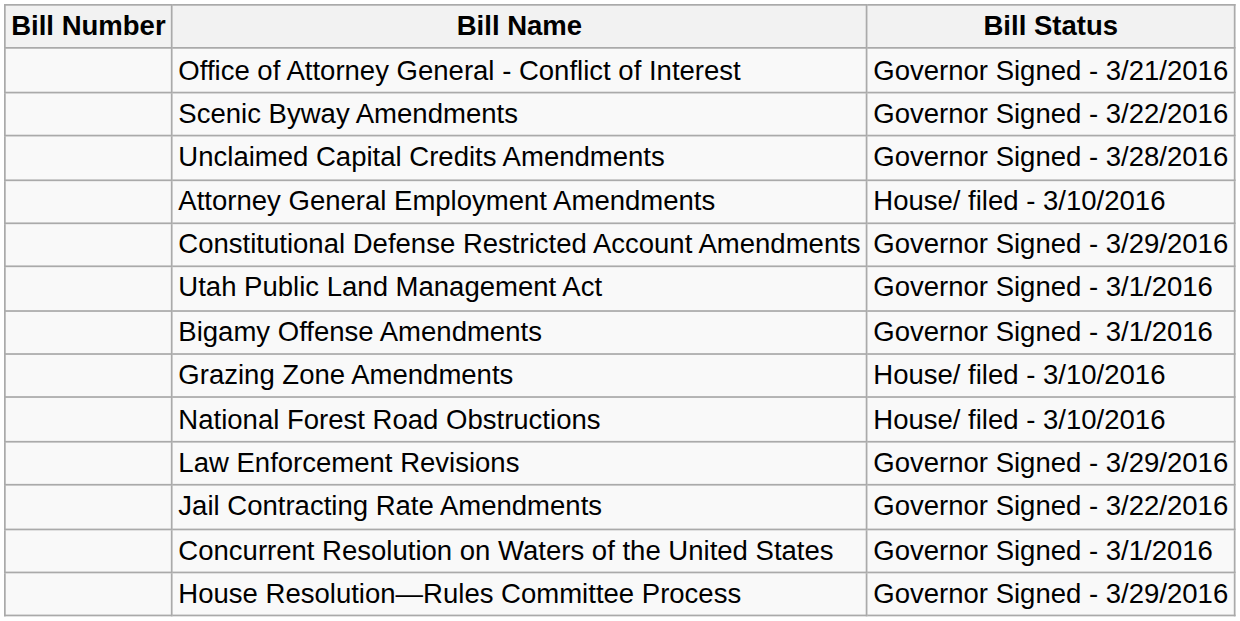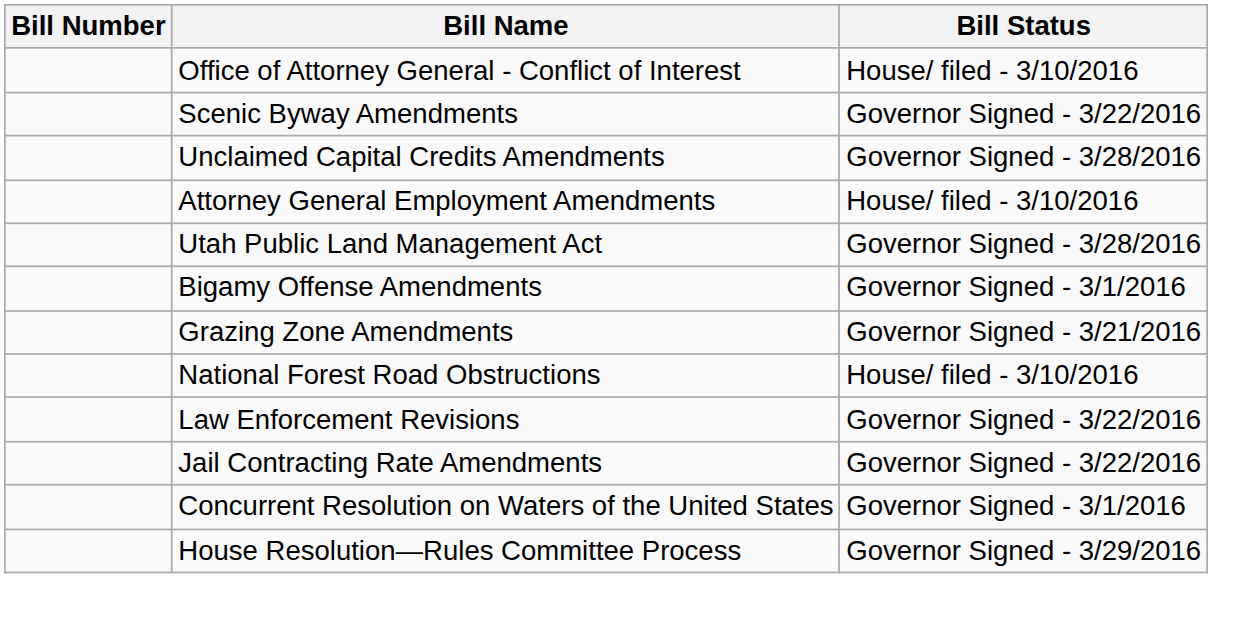(1051, 69) Governor Signed - 3/21/2016 -> (992, 69) House/ filed - 3/10/2016
- row: (519, 244)
(1043, 288) Governor Signed - 3/1/2016 -> (1024, 244) Governor Signed - 3/28/2016
(1019, 375) House/ filed - 3/10/2016 -> (1024, 331) Governor Signed - 3/21/2016
(1051, 462) Governor Signed - 3/29/2016 -> (1024, 419) Governor Signed - 3/22/2016
